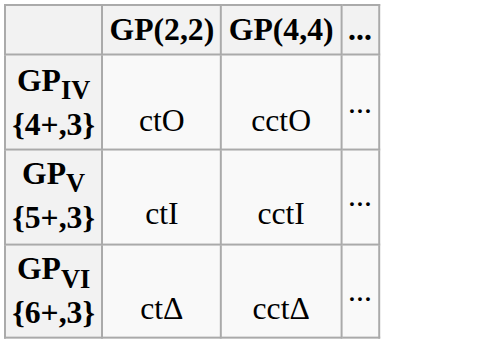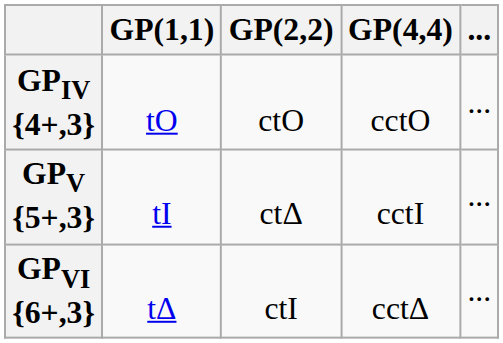+ column: (162, 29)
(162, 213) ctI -> (281, 213) ctΔ
(162, 307) ctΔ -> (281, 307) ctI
